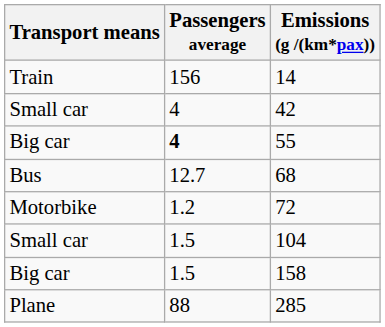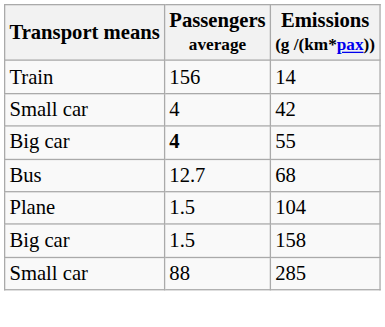- row: (285, 207)
(49, 240) Small car -> (32, 207) Plane
(32, 305) Plane -> (49, 273) Small car
